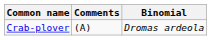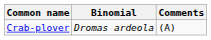columns swapped: (164, 12) <-> (97, 12)
